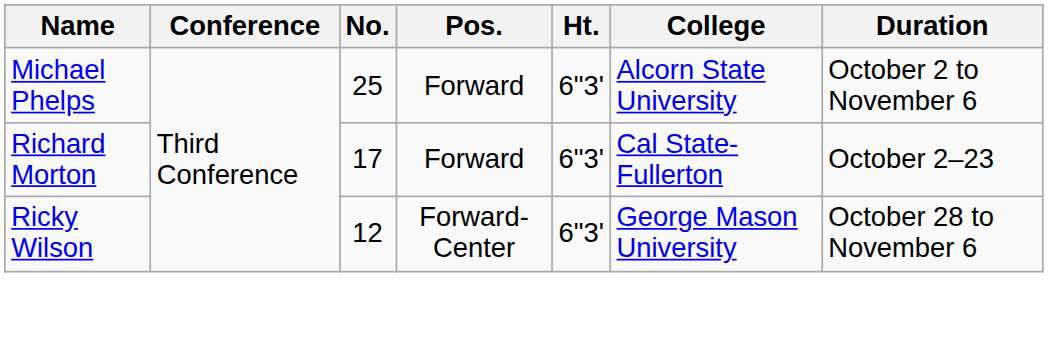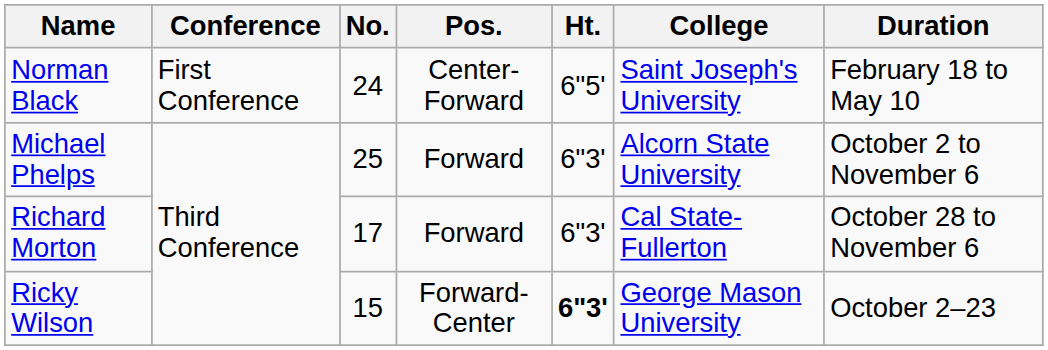+ row: (60, 84)
(911, 159) October 2–23 -> (913, 233) October 28 to November 6
(367, 233) 12 -> (368, 307) 15
(581, 233) normal -> (583, 307) bold
(911, 233) October 28 to November 6 -> (913, 307) October 2–23
